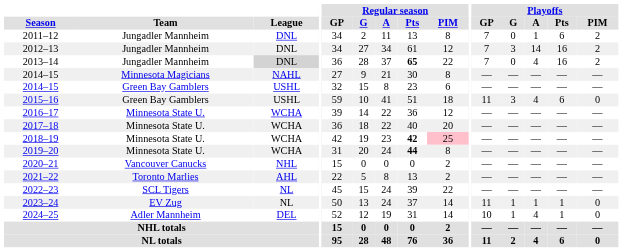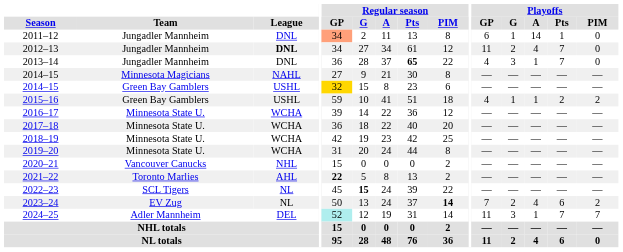(337, 36) no background -> (337, 36) lightsalmon background
(487, 36) 7 -> (487, 36) 6
(513, 36) 0 -> (513, 36) 1
(536, 36) 1 -> (536, 36) 14
(562, 36) 6 -> (562, 36) 1
(597, 36) 2 -> (597, 36) 0
(287, 48) normal -> (287, 48) bold
(487, 48) 7 -> (487, 48) 11
(513, 48) 3 -> (513, 48) 2
(536, 48) 14 -> (536, 48) 4
(562, 48) 16 -> (562, 48) 7
(597, 48) 2 -> (597, 48) 0
(287, 61) lightgrey background -> (287, 61) no background
(487, 61) 7 -> (487, 61) 4
(513, 61) 0 -> (513, 61) 3
(536, 61) 4 -> (536, 61) 1
(562, 61) 16 -> (562, 61) 7
(597, 61) 2 -> (597, 61) 0
(337, 87) no background -> (337, 87) gold background
(487, 100) 11 -> (487, 100) 4
(513, 100) 3 -> (513, 100) 1
(536, 100) 4 -> (536, 100) 1
(562, 100) 6 -> (562, 100) 2
(597, 100) 0 -> (597, 100) 2
(412, 138) bold -> (412, 138) normal
(448, 138) pink background -> (448, 138) no background
(412, 151) bold -> (412, 151) normal
(337, 176) normal -> (337, 176) bold
(364, 189) normal -> (364, 189) bold
(448, 202) normal -> (448, 202) bold
(487, 202) 11 -> (487, 202) 7
(513, 202) 1 -> (513, 202) 2
(536, 202) 1 -> (536, 202) 4
(562, 202) 1 -> (562, 202) 6
(597, 202) 0 -> (597, 202) 2
(337, 215) no background -> (337, 215) paleturquoise background
(487, 215) 10 -> (487, 215) 11
(513, 215) 1 -> (513, 215) 3
(536, 215) 4 -> (536, 215) 1
(562, 215) 1 -> (562, 215) 7
(597, 215) 0 -> (597, 215) 7
